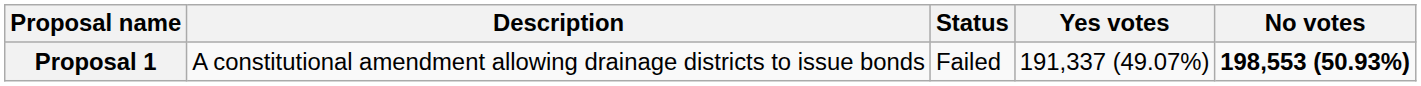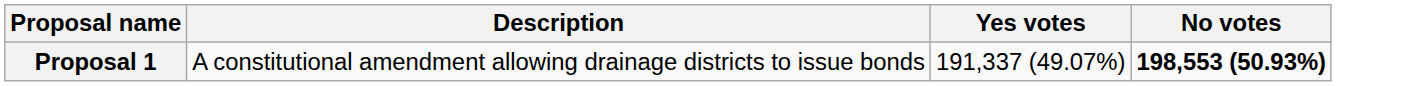- column: (972, 23)
